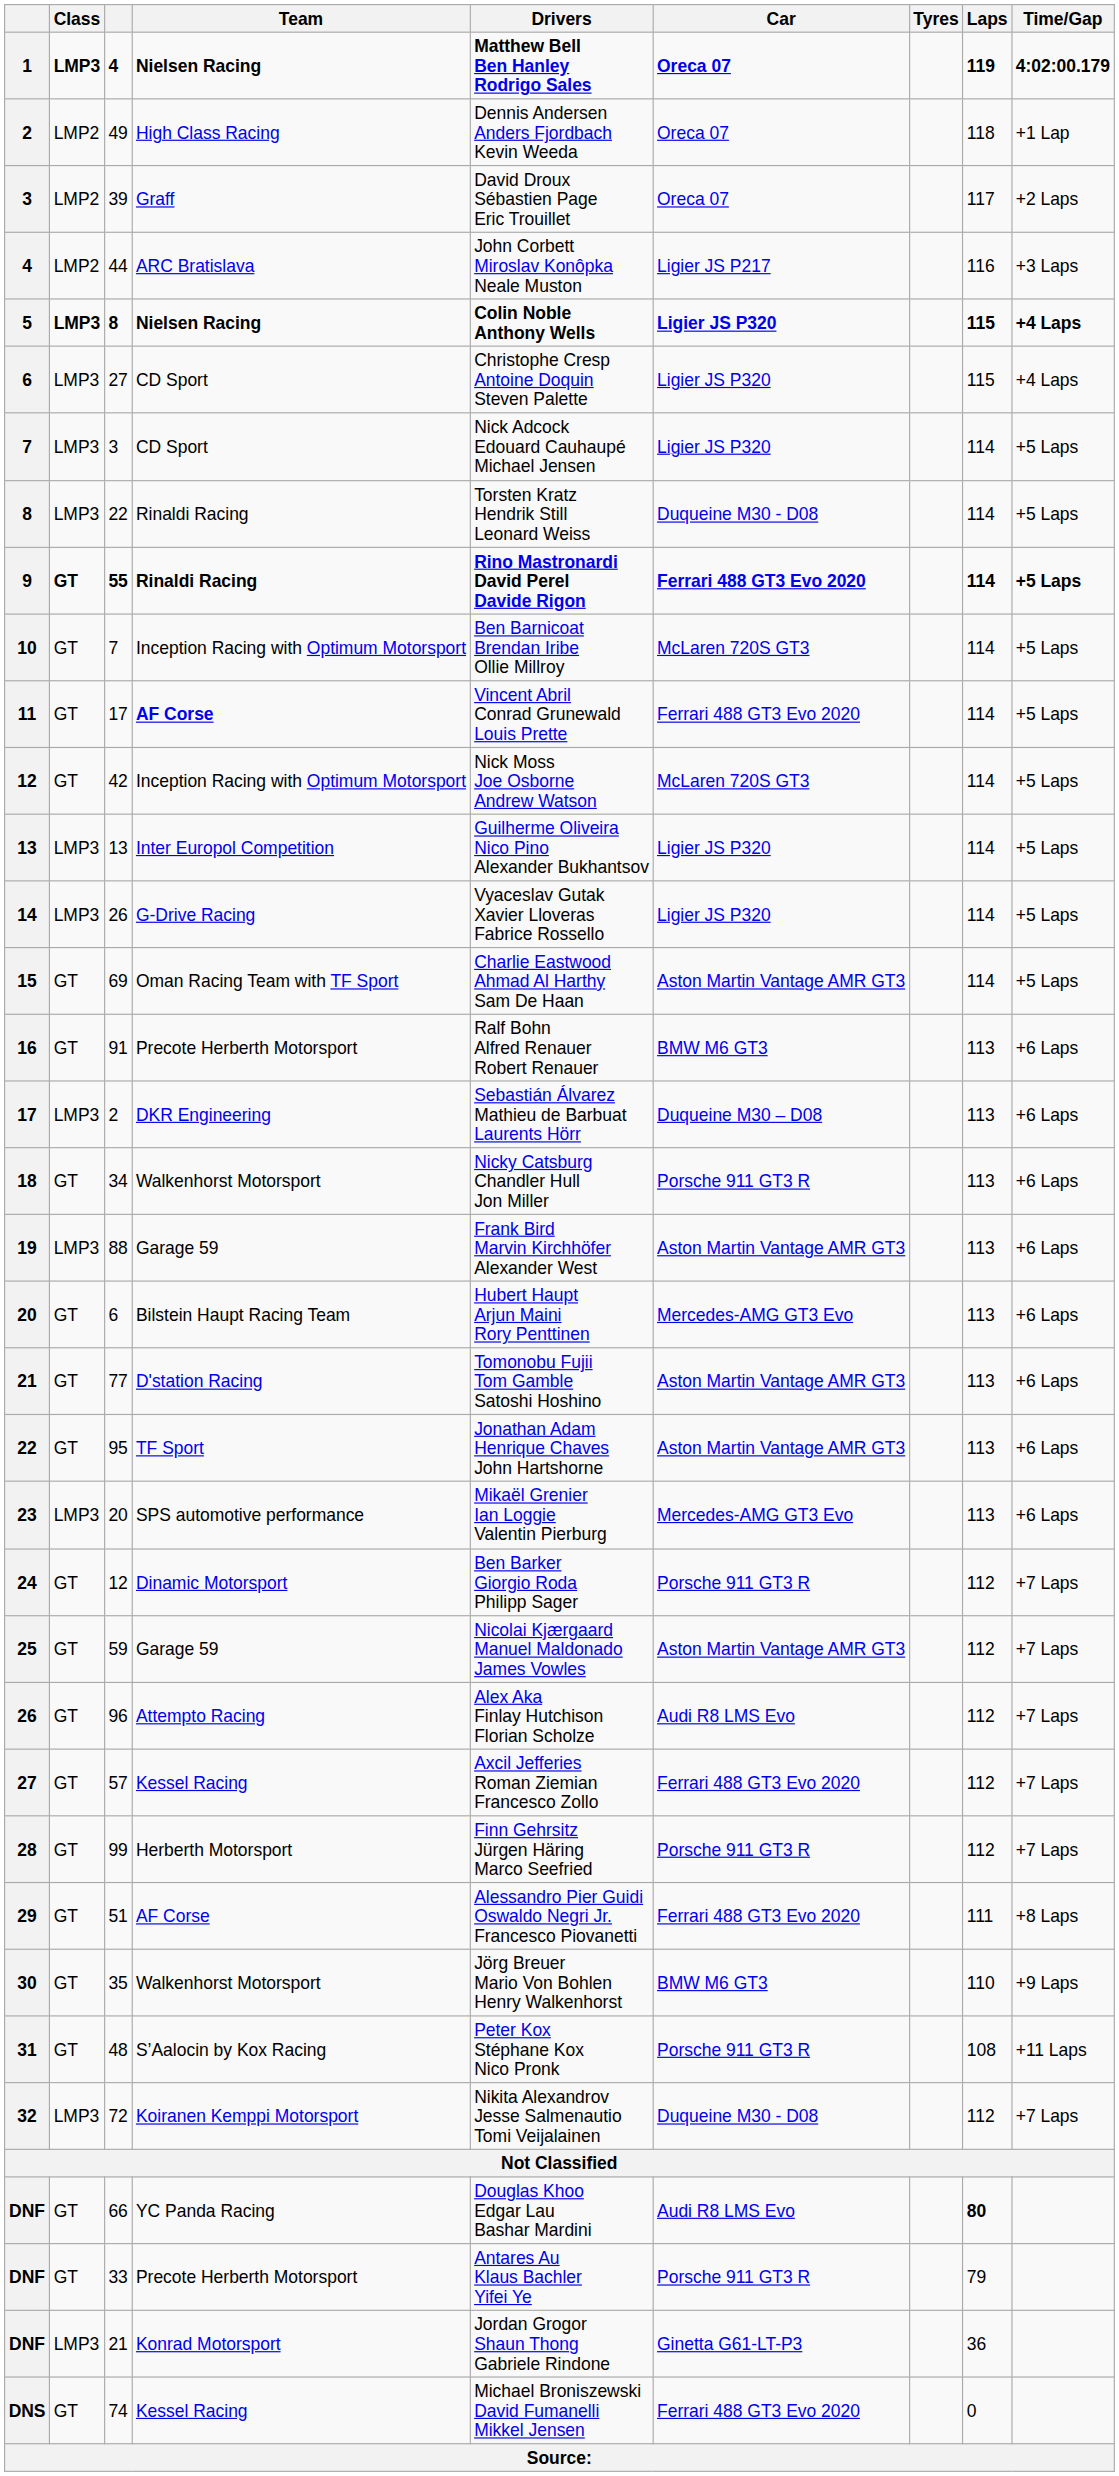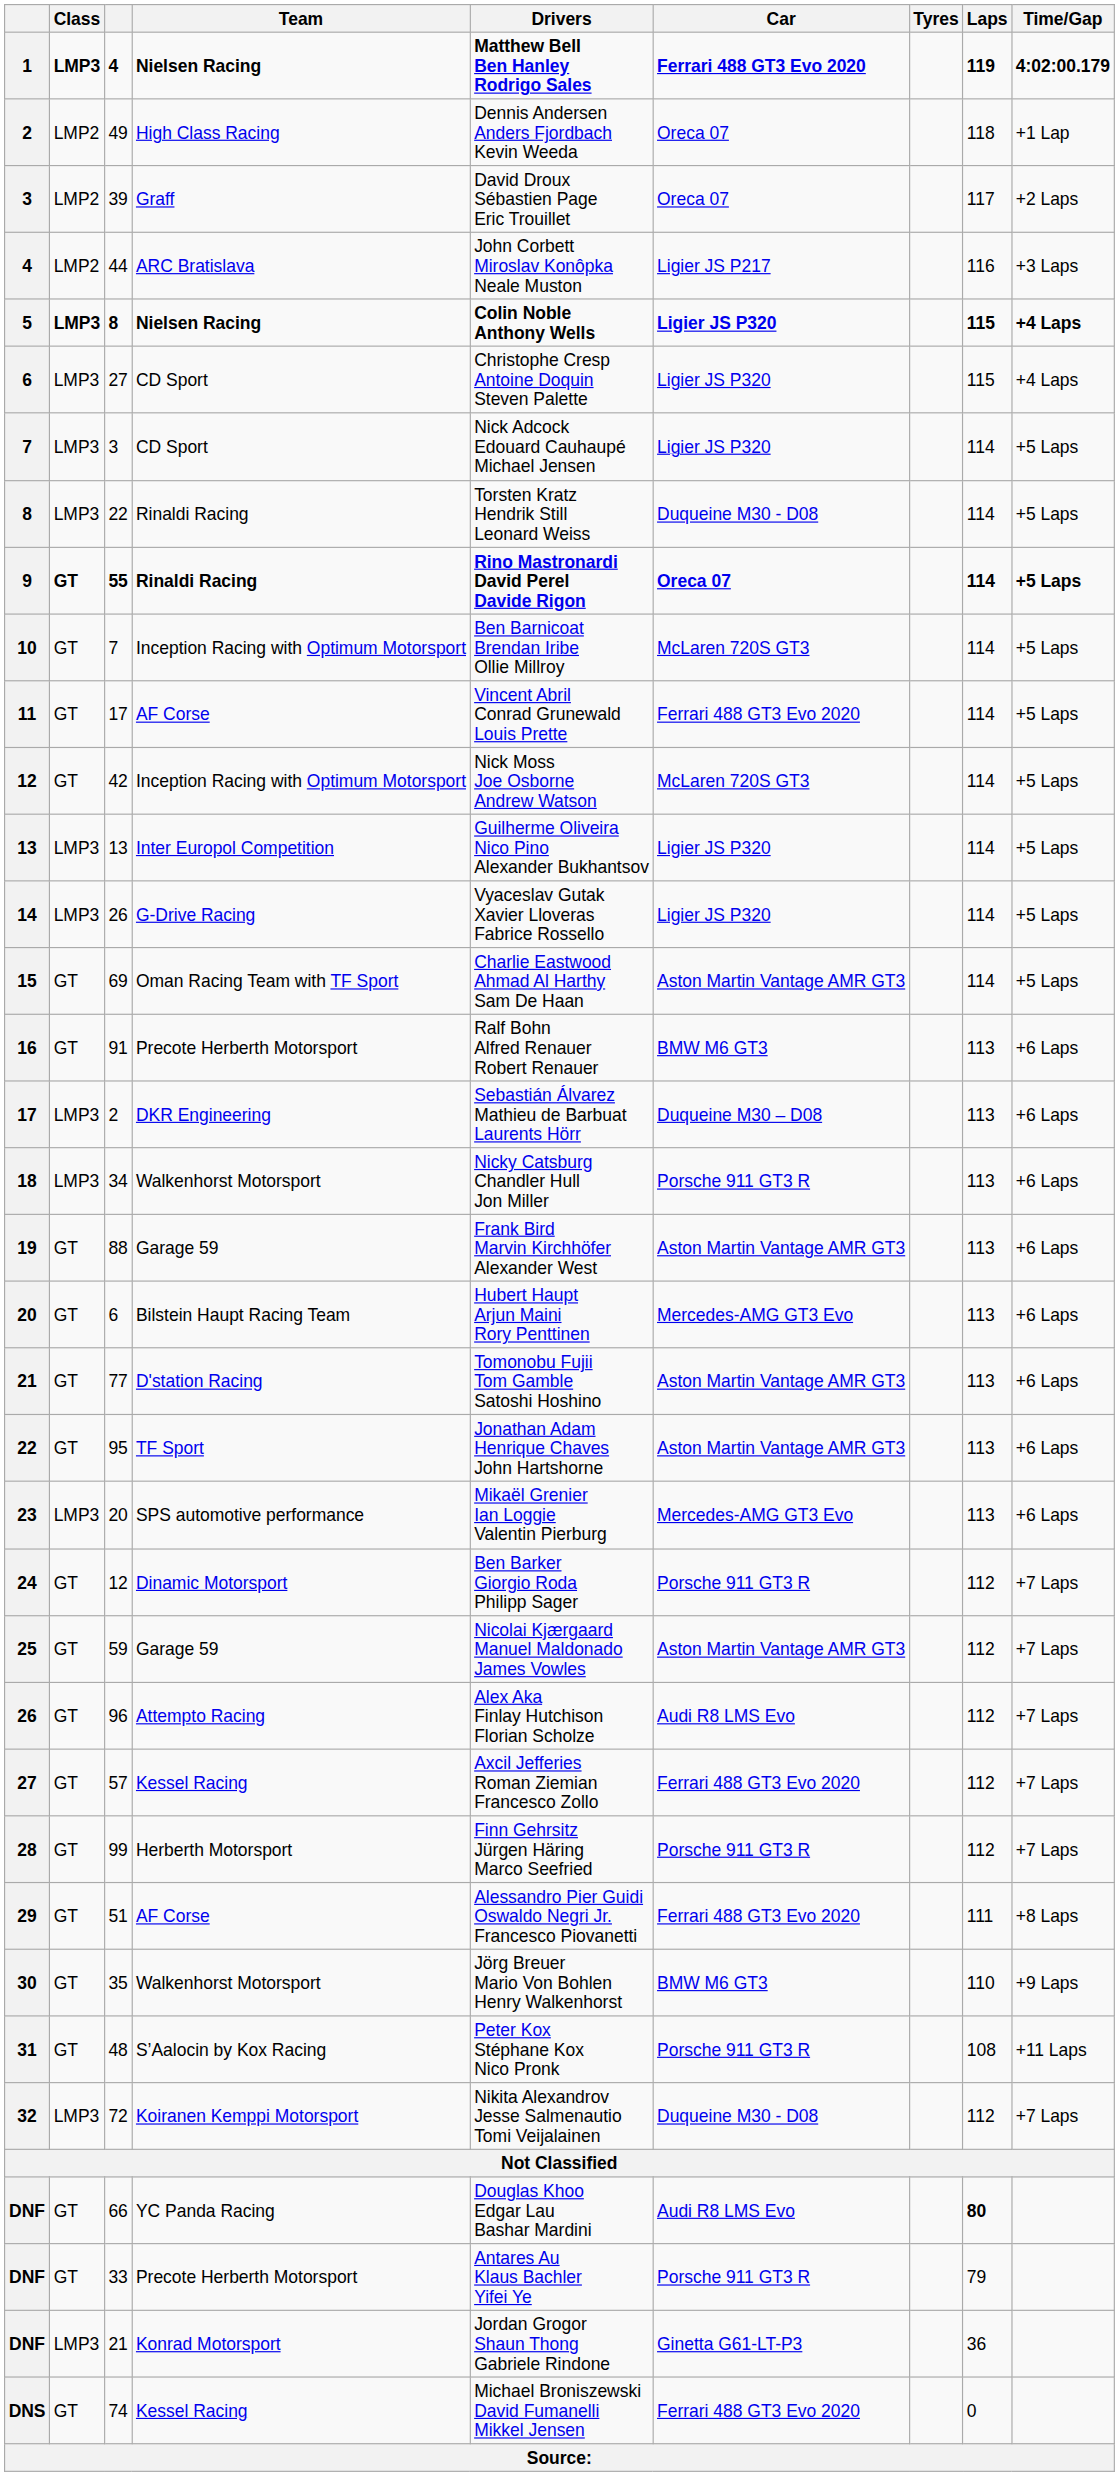(694, 66) Oreca 07 -> (761, 66) Ferrari 488 GT3 Evo 2020
(761, 580) Ferrari 488 GT3 Evo 2020 -> (694, 580) Oreca 07
(175, 714) bold -> (173, 714) normal
(66, 1181) GT -> (76, 1181) LMP3
(76, 1248) LMP3 -> (66, 1248) GT
